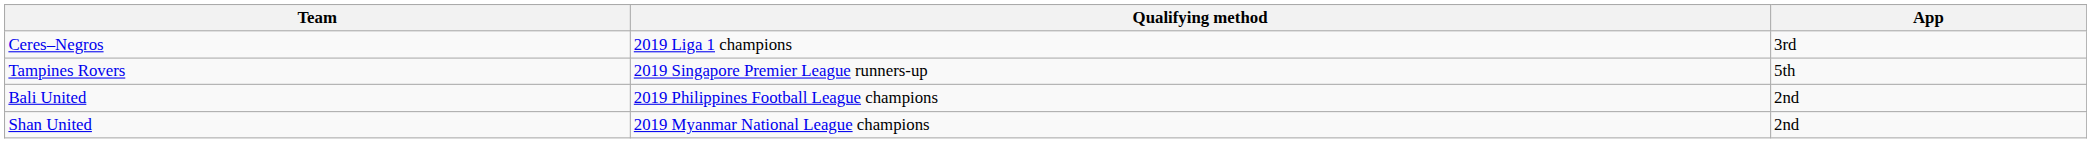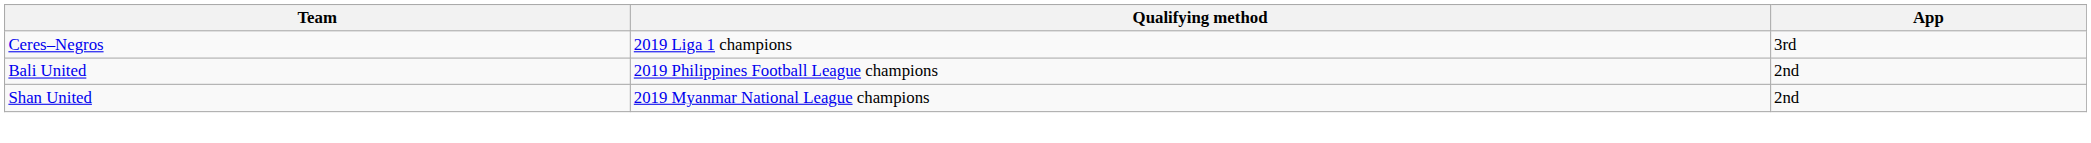- row: (67, 71)
